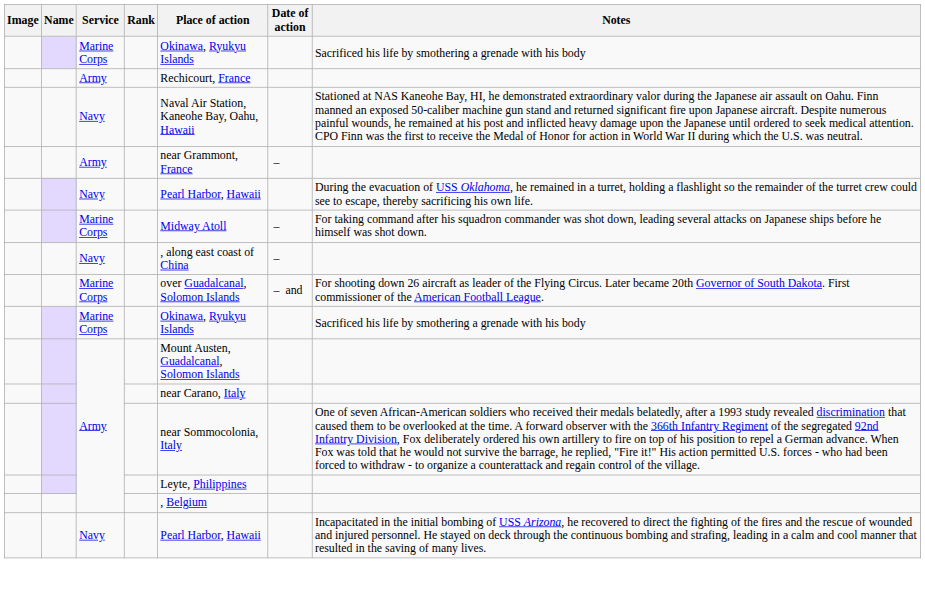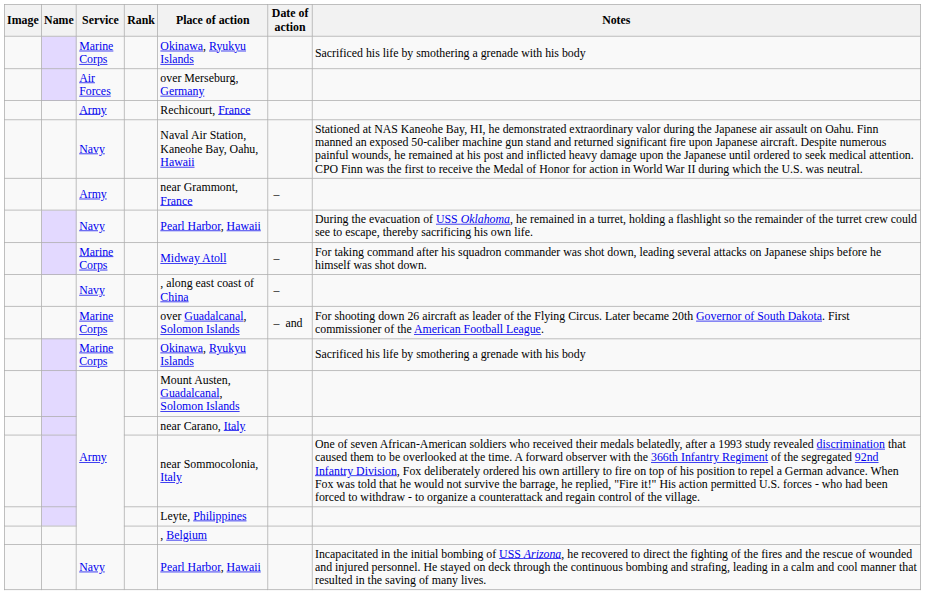+ row: (23, 85)
